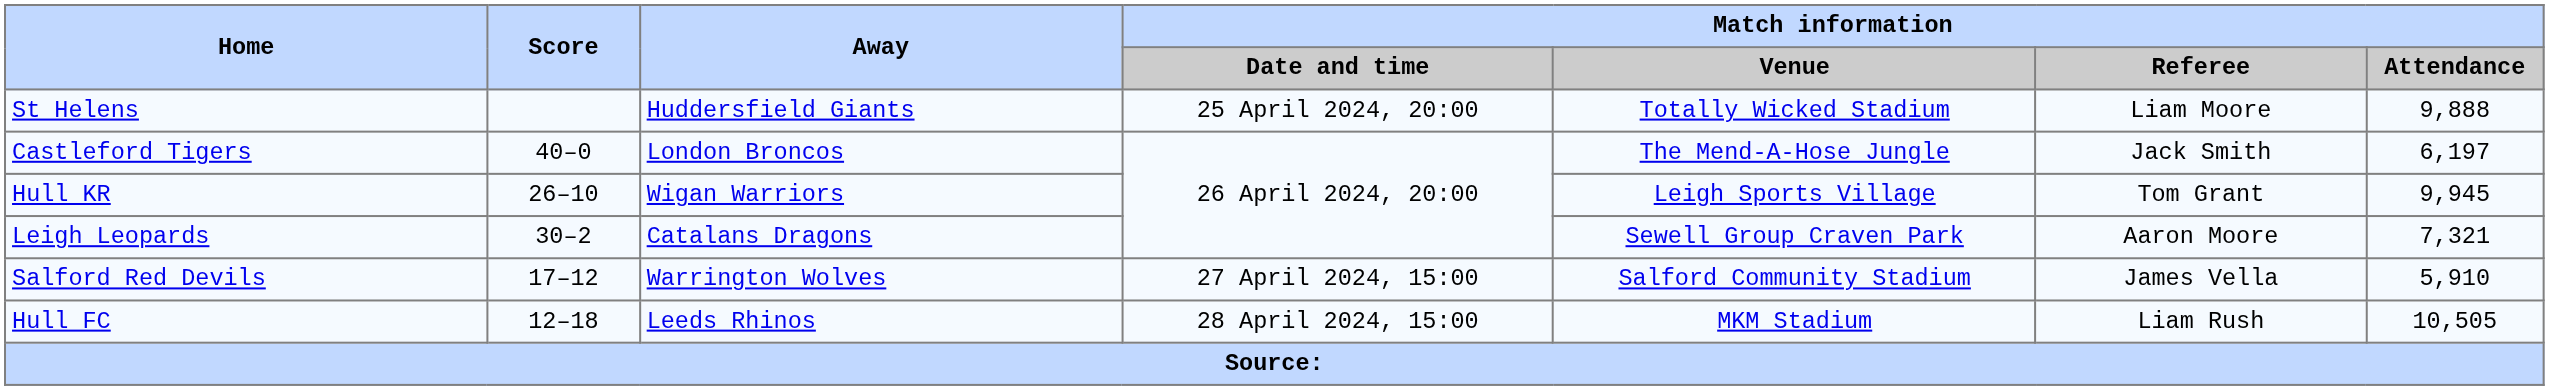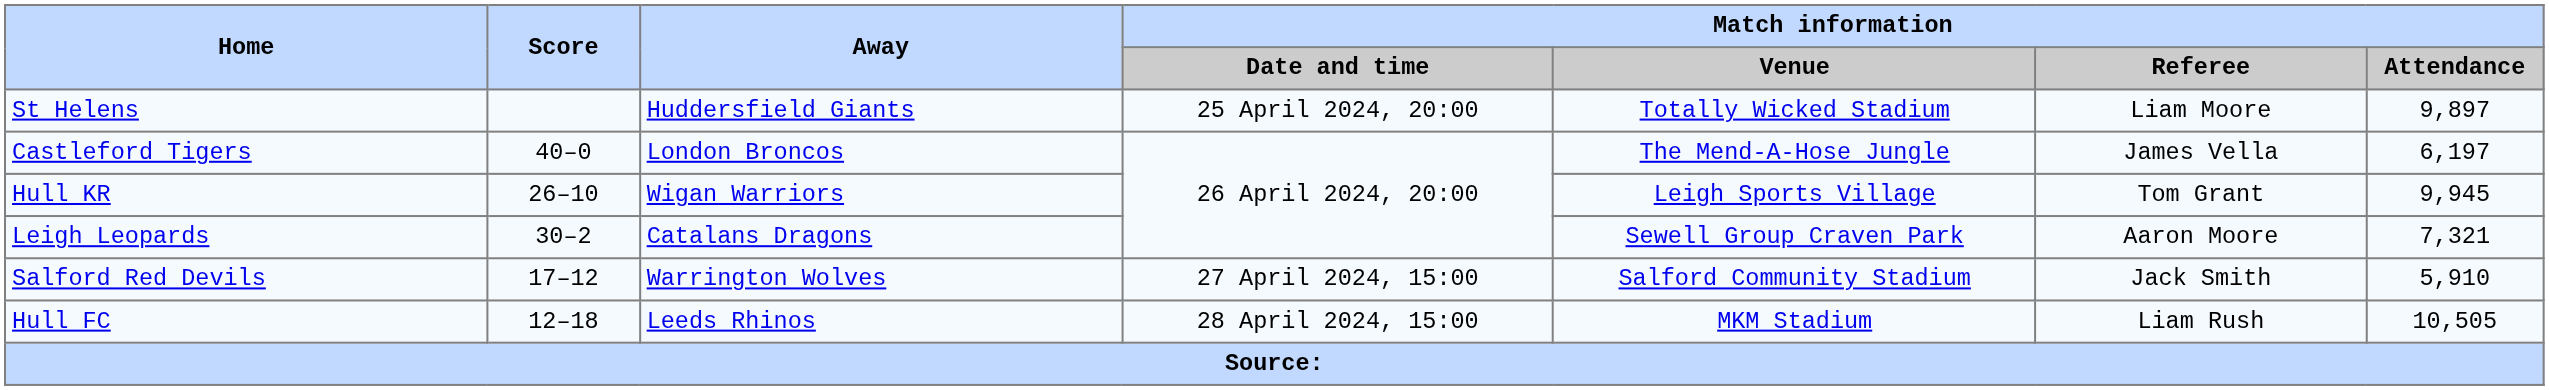(2455, 111) 9,888 -> (2455, 111) 9,897
(2201, 153) Jack Smith -> (2201, 153) James Vella
(2201, 279) James Vella -> (2201, 279) Jack Smith
